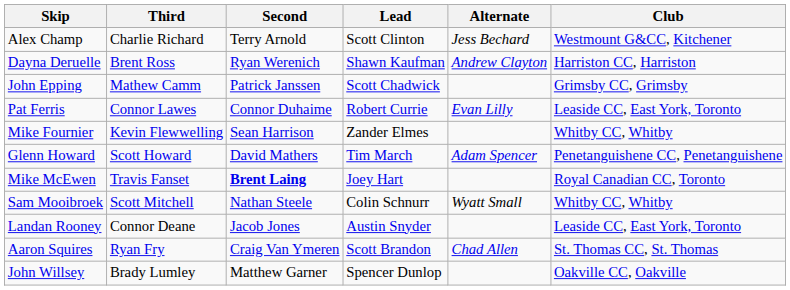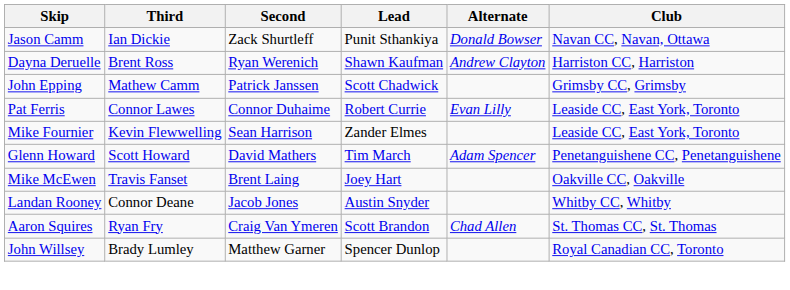+ row: (46, 39)
- row: (45, 39)
(613, 132) Whitby CC, Whitby -> (646, 132) Leaside CC, East York, Toronto
(268, 179) bold -> (264, 179) normal
(640, 179) Royal Canadian CC, Toronto -> (618, 179) Oakville CC, Oakville
- row: (55, 202)
(647, 226) Leaside CC, East York, Toronto -> (612, 202) Whitby CC, Whitby
(620, 272) Oakville CC, Oakville -> (638, 249) Royal Canadian CC, Toronto
